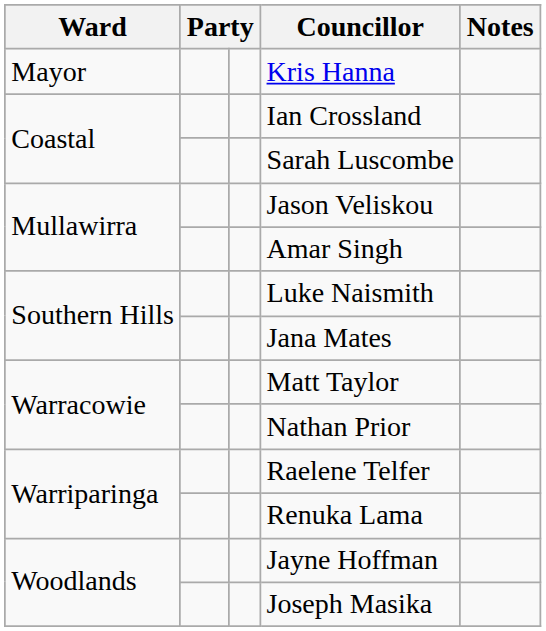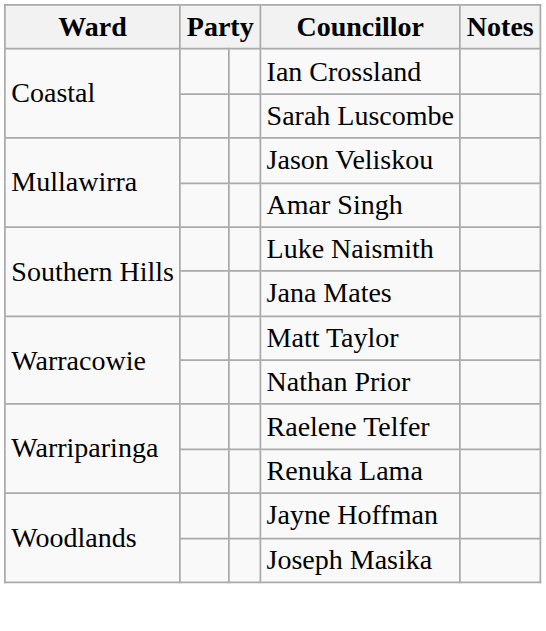- row: (331, 71)
